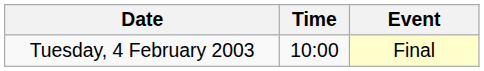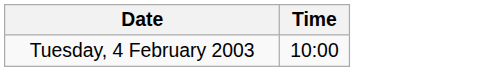- column: (414, 19)
